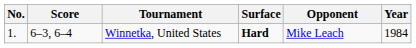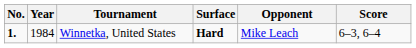columns swapped: (396, 13) <-> (65, 13)
(12, 33) normal -> (12, 33) bold
